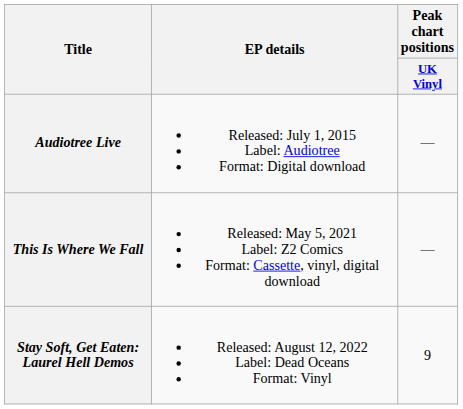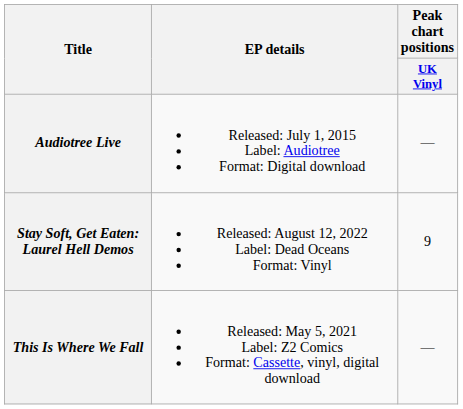rows swapped: (78, 249) <-> (78, 355)
